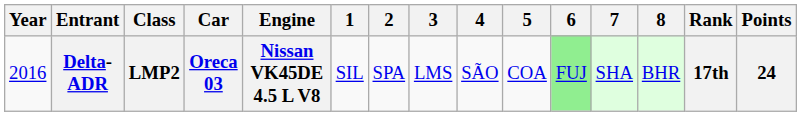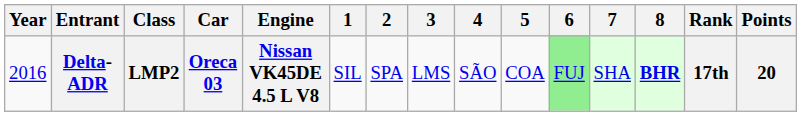(661, 73) normal -> (660, 73) bold
(766, 73) 24 -> (766, 73) 20
